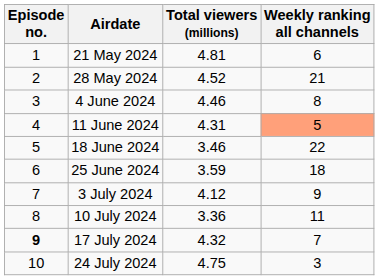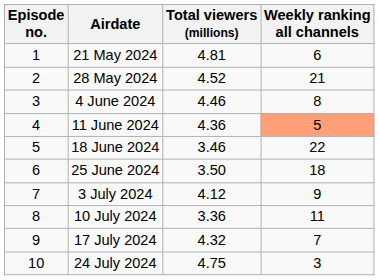(212, 124) 4.31 -> (212, 124) 4.36
(212, 170) 3.59 -> (212, 170) 3.50
(36, 240) bold -> (36, 240) normal
